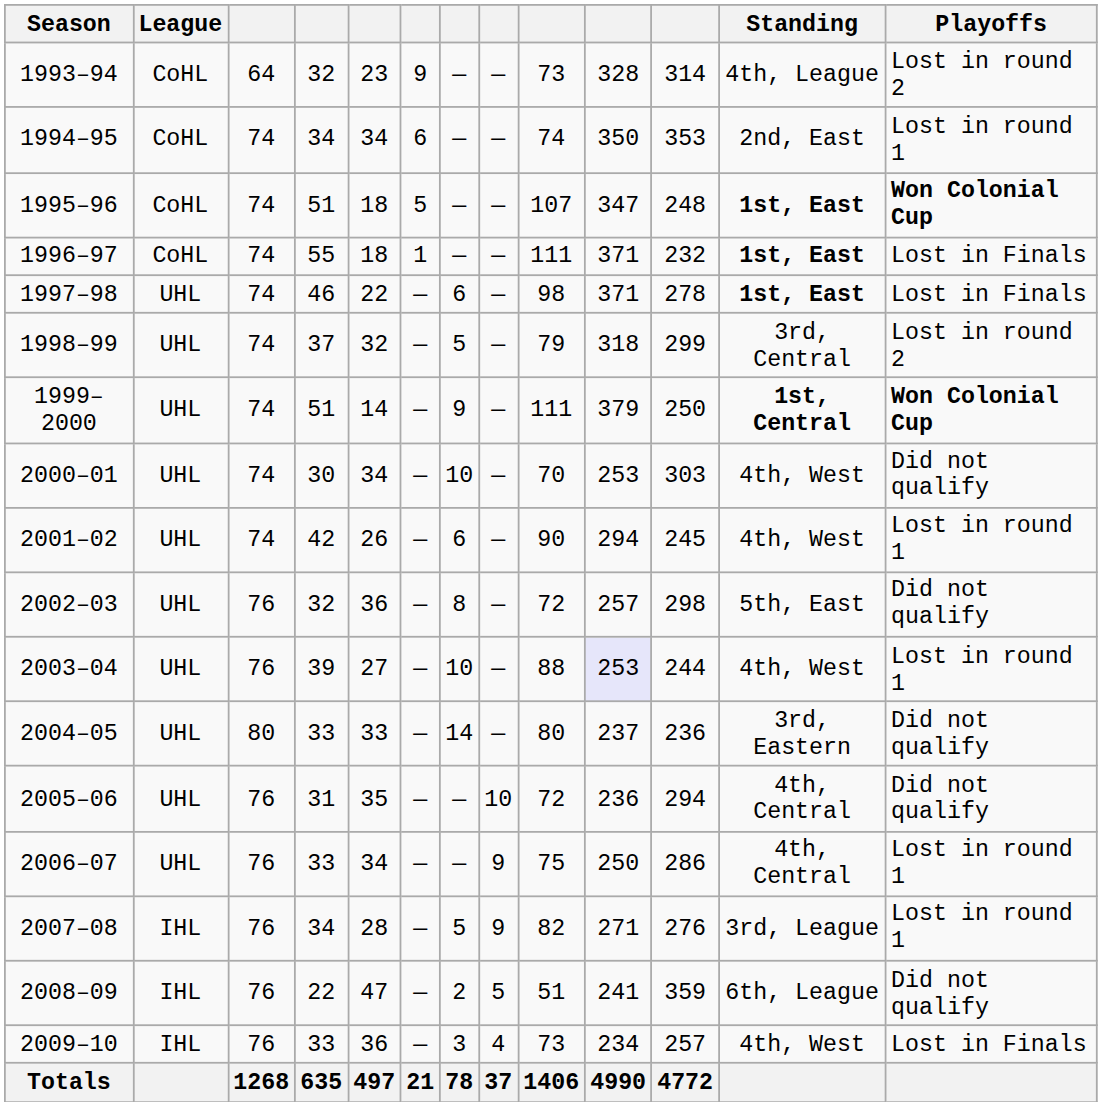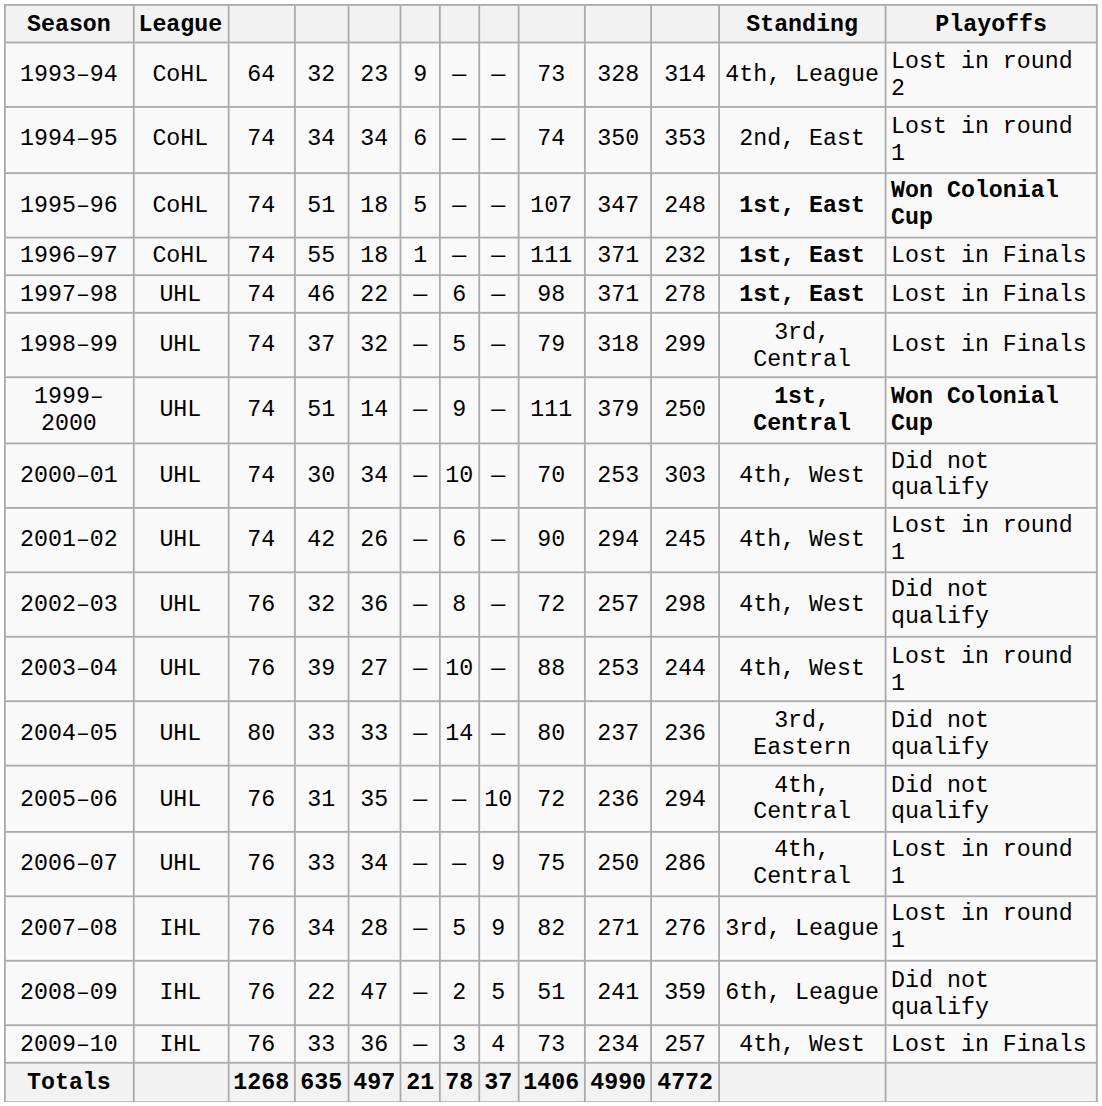(982, 345) Lost in round 2 -> (989, 345) Lost in Finals
(802, 604) 5th, East -> (802, 604) 4th, West
(618, 669) lavender background -> (618, 669) no background
